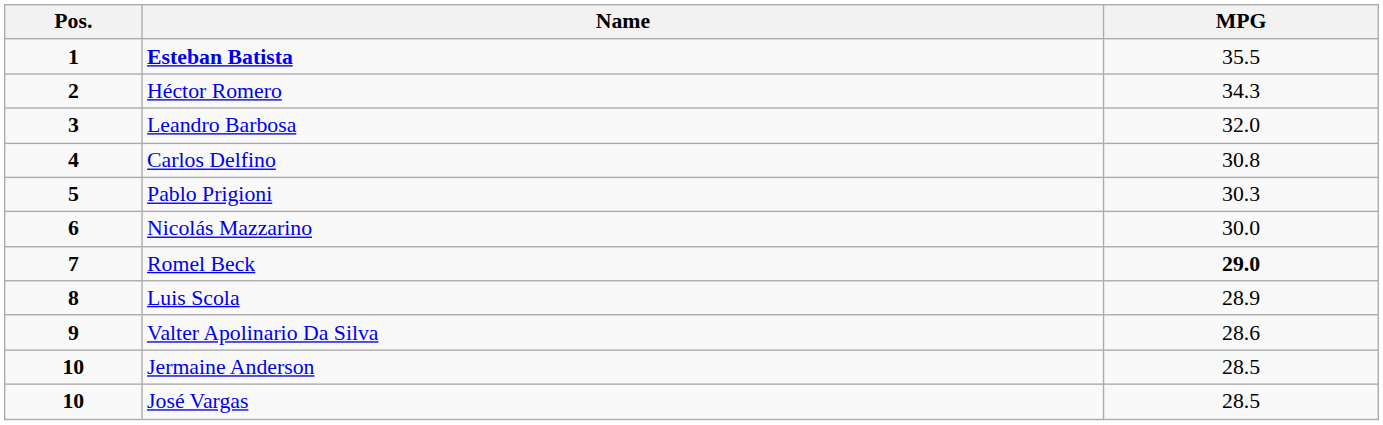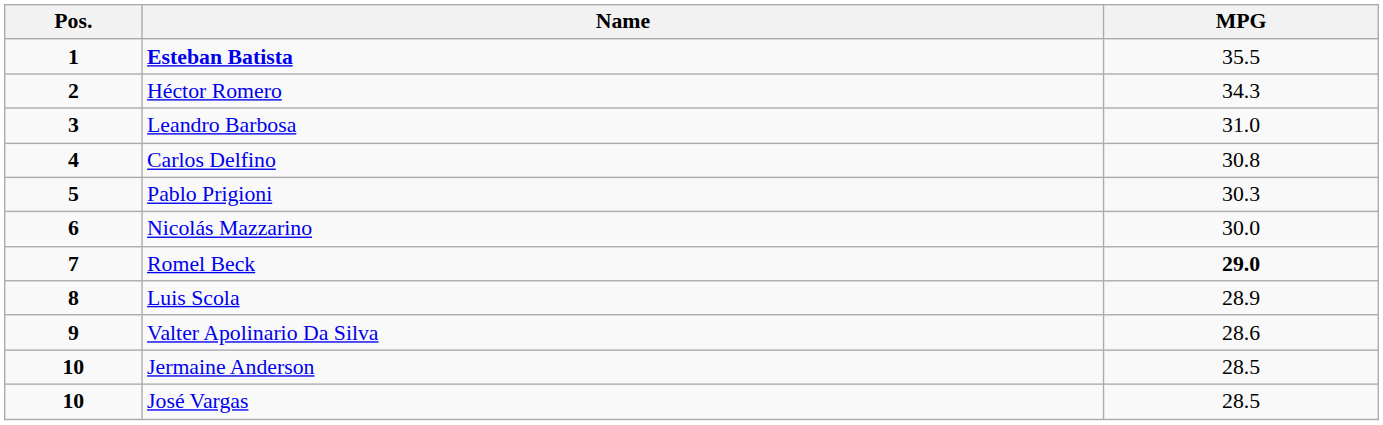(1241, 125) 32.0 -> (1241, 125) 31.0
